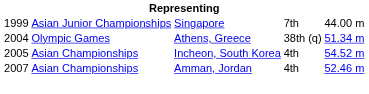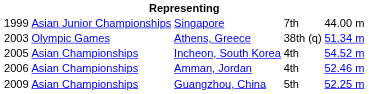(16, 38) 2004 -> (16, 38) 2003
(16, 69) 2007 -> (16, 69) 2006
+ row: (220, 84)
